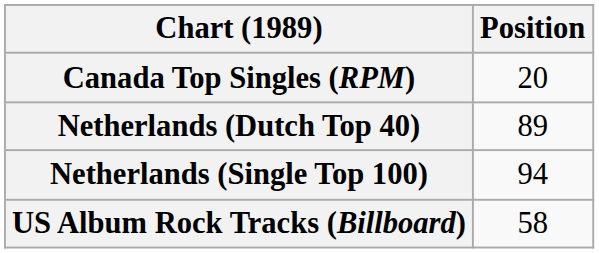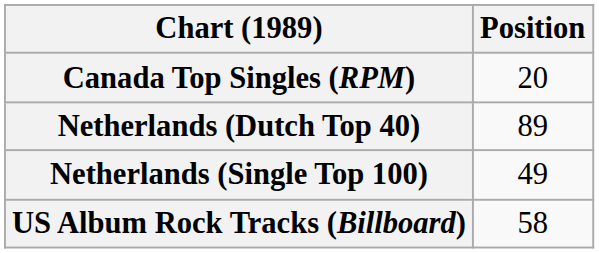(533, 174) 94 -> (533, 174) 49
